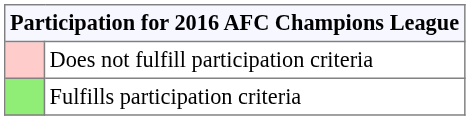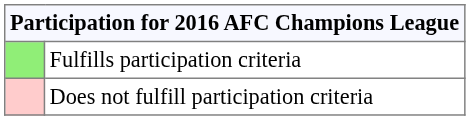rows swapped: (175, 96) <-> (211, 59)
